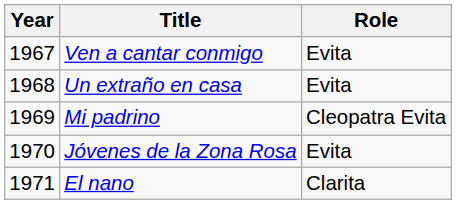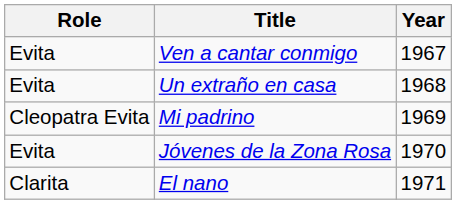columns swapped: (32, 20) <-> (376, 20)
